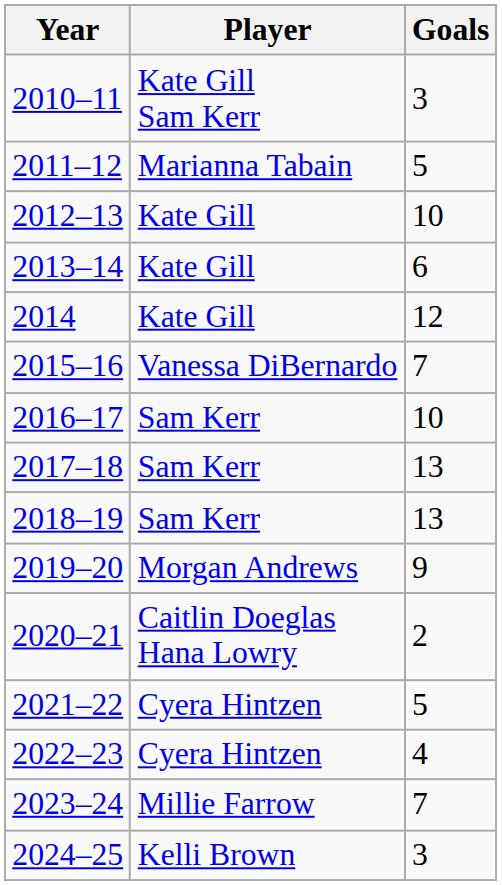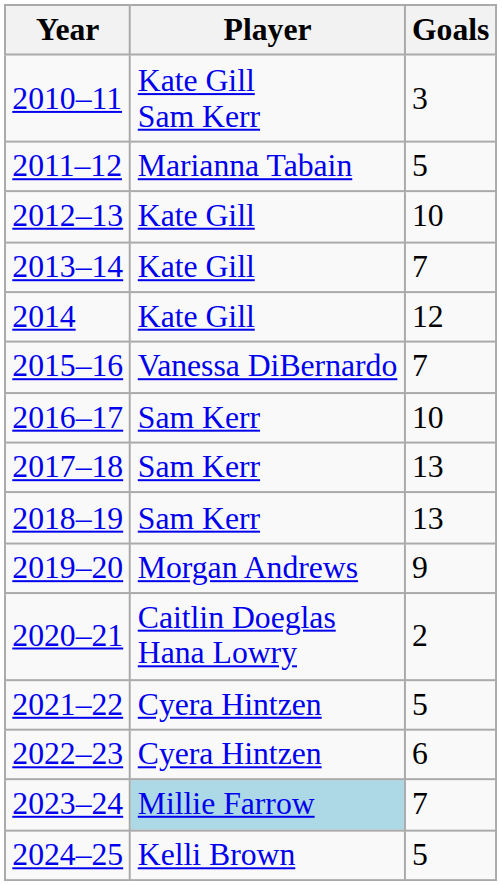(420, 266) 6 -> (420, 266) 7
(420, 754) 4 -> (420, 754) 6
(226, 804) no background -> (226, 804) lightblue background
(420, 854) 3 -> (420, 854) 5
